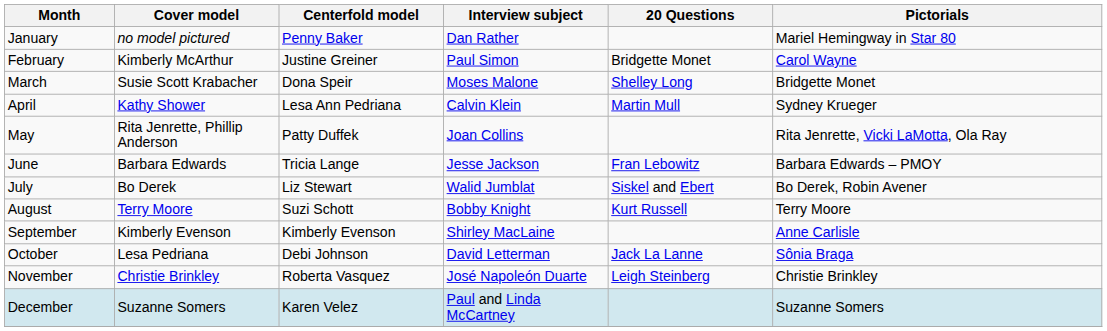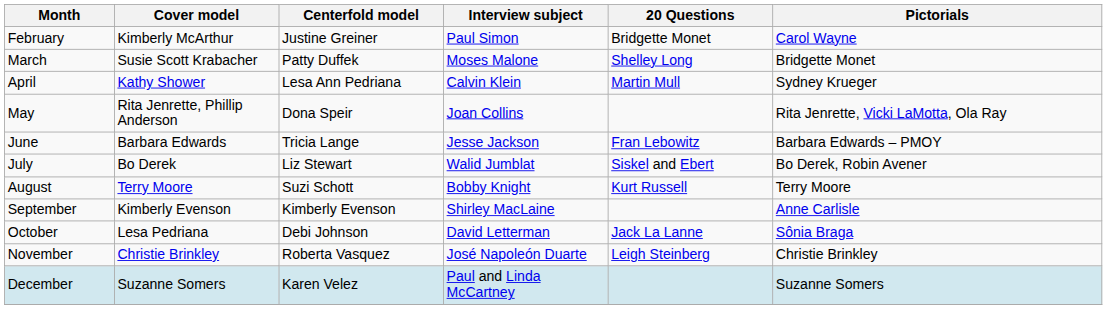- row: (33, 37)
(317, 82) Dona Speir -> (320, 60) Patty Duffek
(320, 135) Patty Duffek -> (317, 112) Dona Speir
